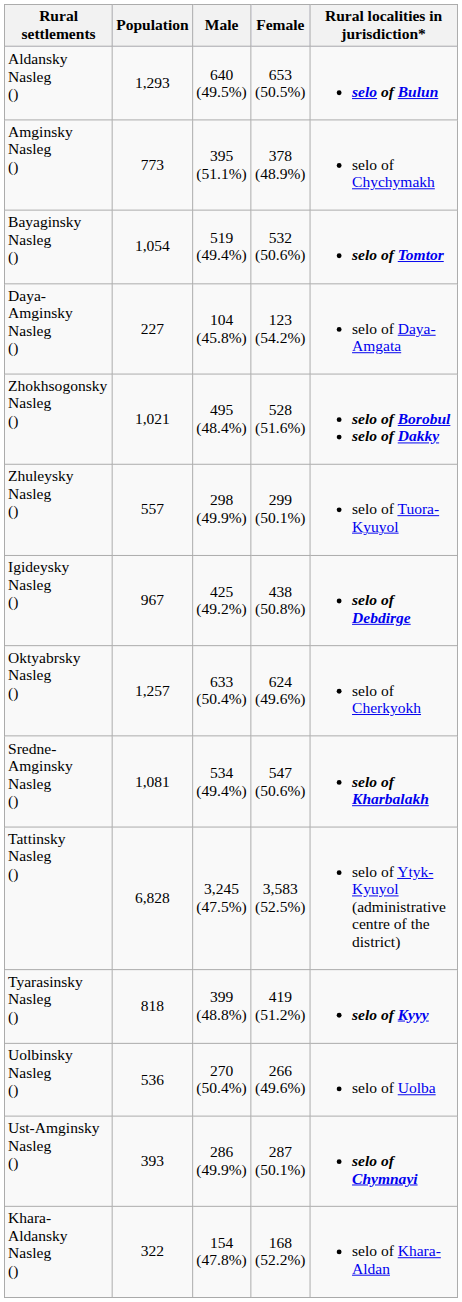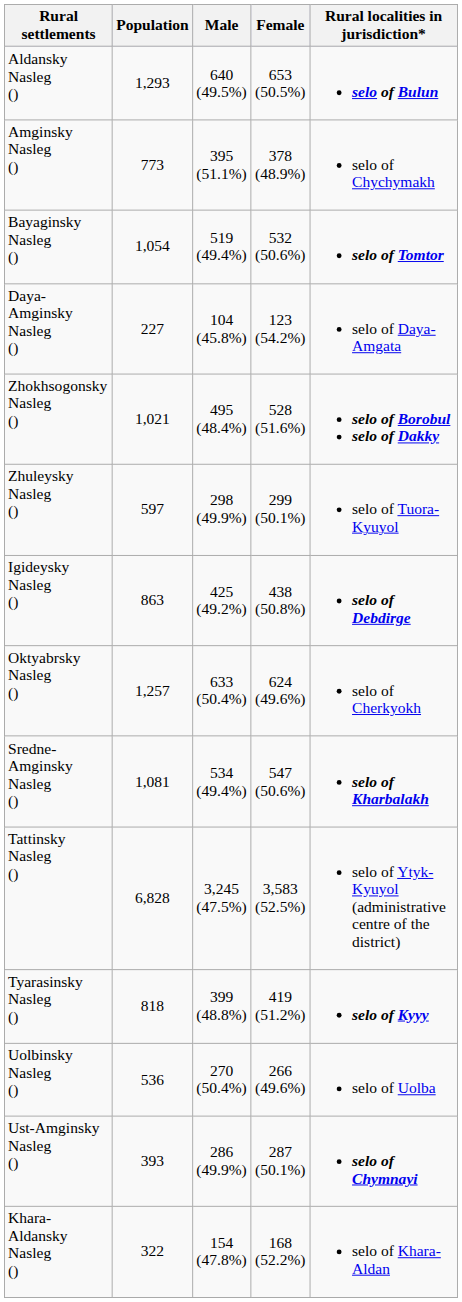(152, 509) 557 -> (152, 509) 597
(152, 600) 967 -> (152, 600) 863
